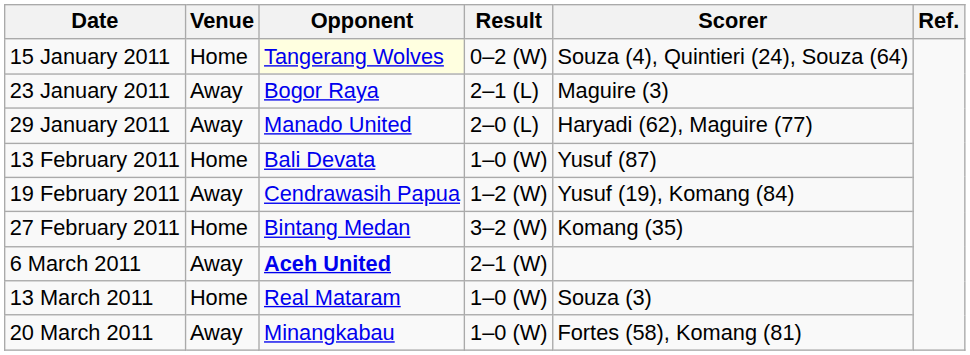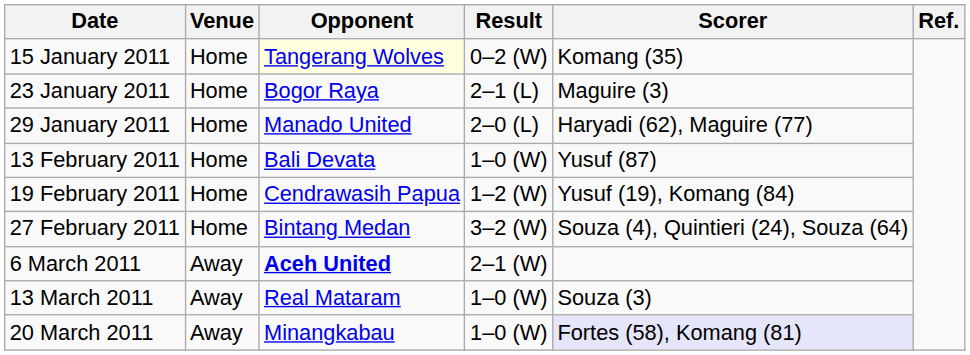(733, 56) Souza (4), Quintieri (24), Souza (64) -> (620, 56) Komang (35)
(216, 90) Away -> (219, 90) Home
(216, 125) Away -> (219, 125) Home
(216, 194) Away -> (219, 194) Home
(620, 228) Komang (35) -> (733, 228) Souza (4), Quintieri (24), Souza (64)
(219, 297) Home -> (216, 297) Away
(680, 332) no background -> (680, 332) lavender background
